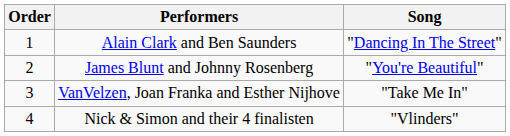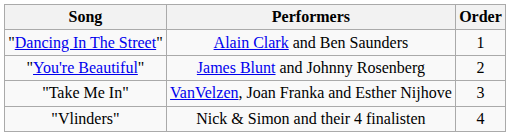columns swapped: (30, 17) <-> (425, 17)
